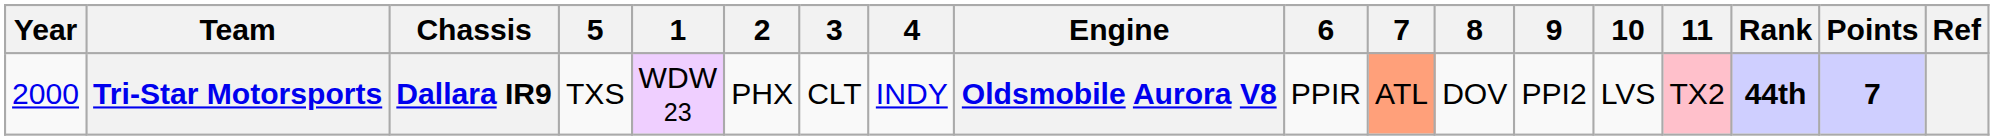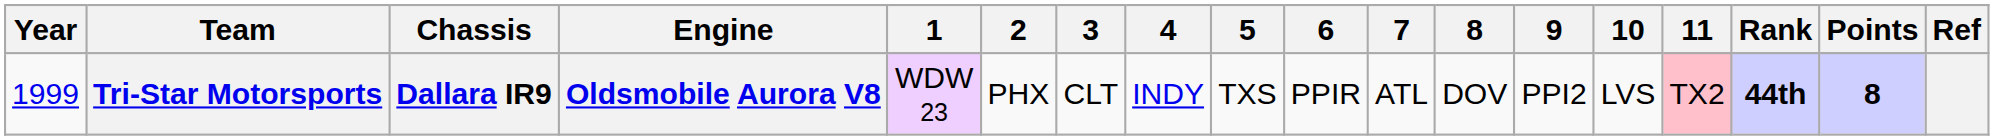columns swapped: (1119, 29) <-> (595, 29)
(46, 93) 2000 -> (46, 93) 1999
(1402, 93) lightsalmon background -> (1402, 93) no background
(1872, 93) 7 -> (1872, 93) 8
